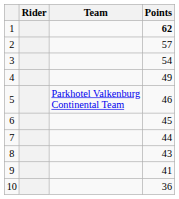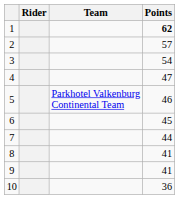(167, 77) 49 -> (167, 77) 47
(167, 154) 43 -> (167, 154) 41
